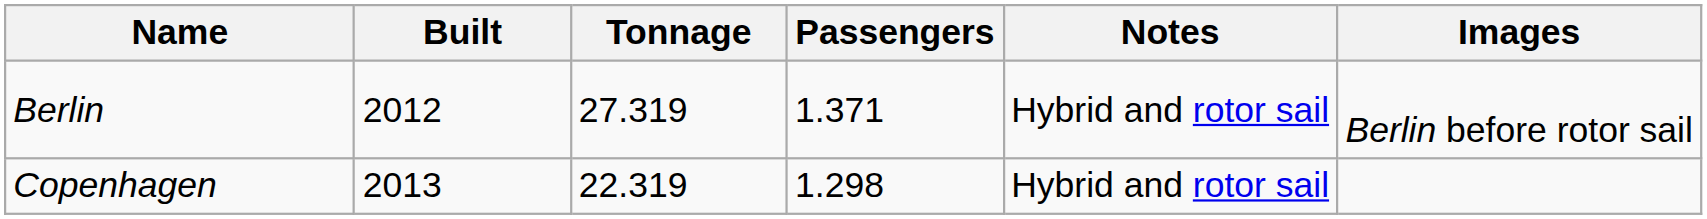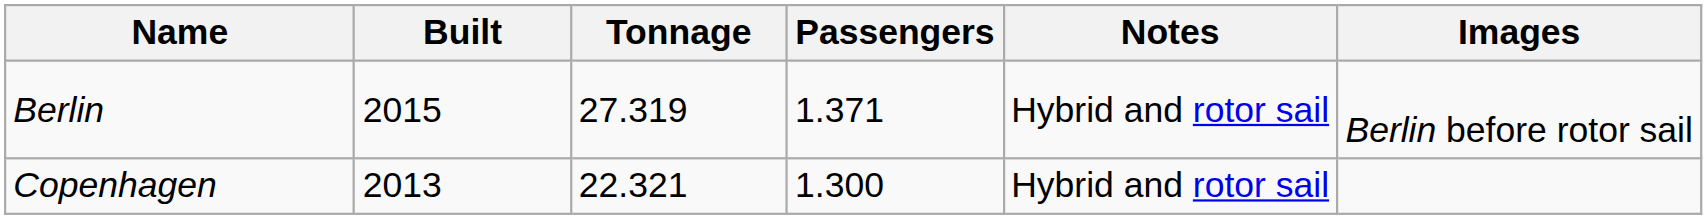(402, 108) 2012 -> (402, 108) 2015
(633, 185) 22.319 -> (633, 185) 22.321
(839, 185) 1.298 -> (839, 185) 1.300
